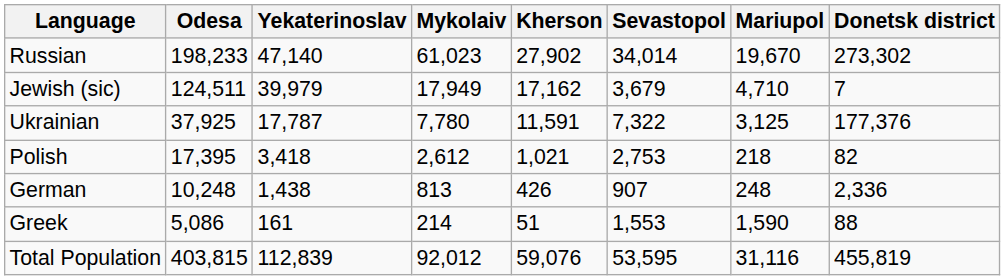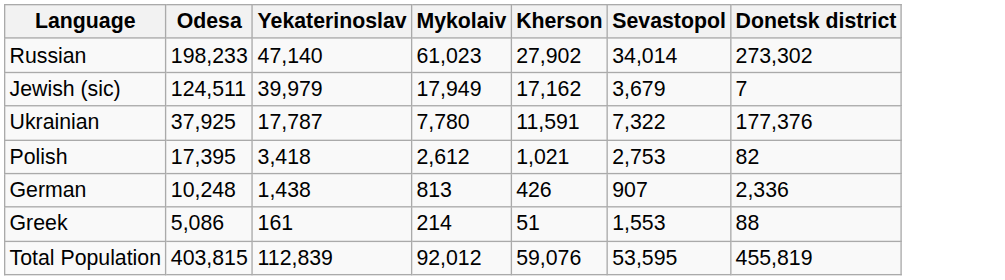- column: (780, 21)
